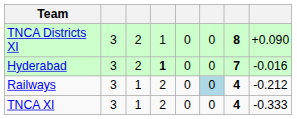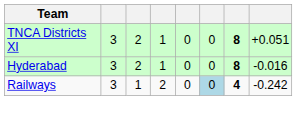(270, 40) +0.090 -> (270, 40) +0.051
(163, 66) bold -> (163, 66) normal
(237, 66) 7 -> (237, 66) 8
(270, 85) -0.212 -> (270, 85) -0.242
- row: (31, 104)
